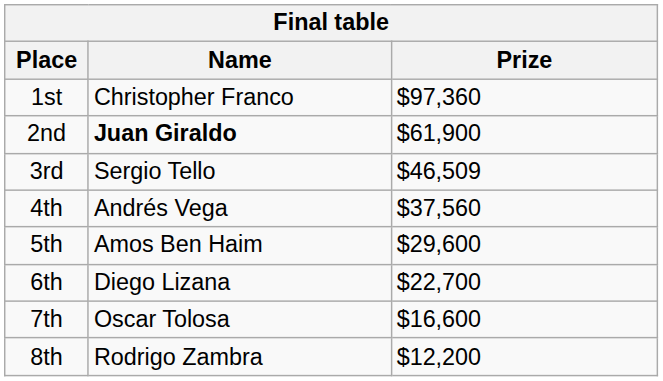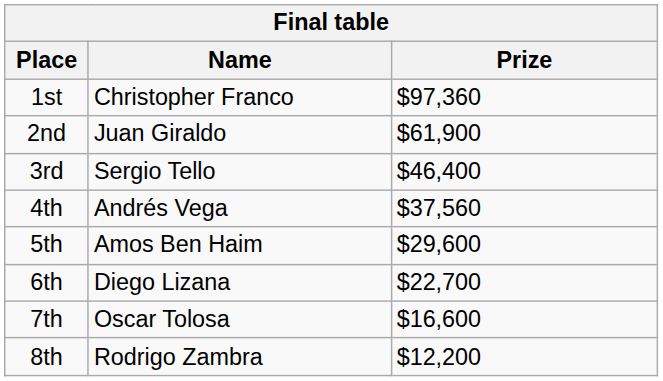(165, 134) bold -> (160, 134) normal
(439, 171) $46,509 -> (439, 171) $46,400
